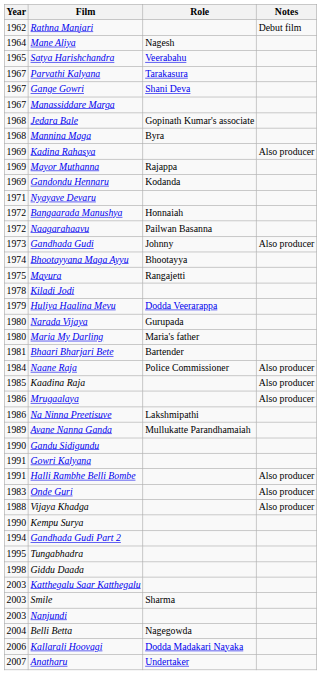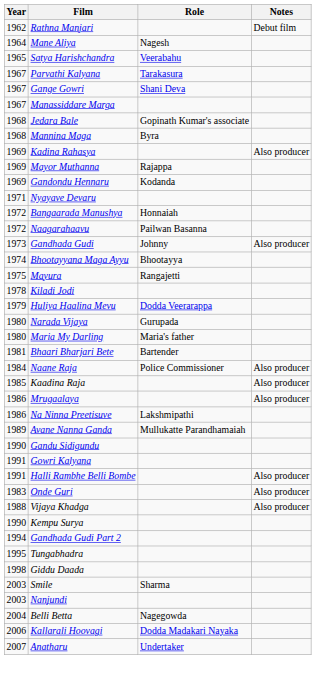- row: (86, 584)
